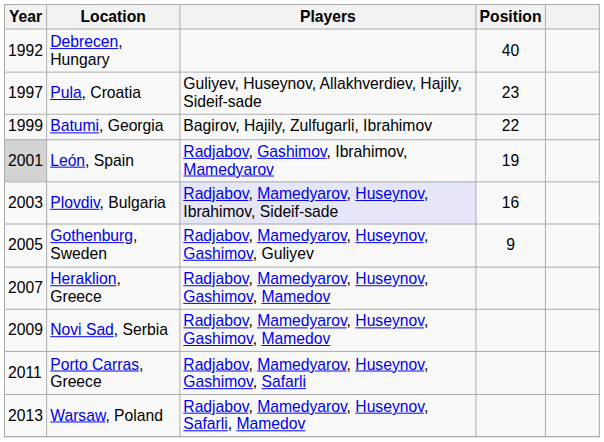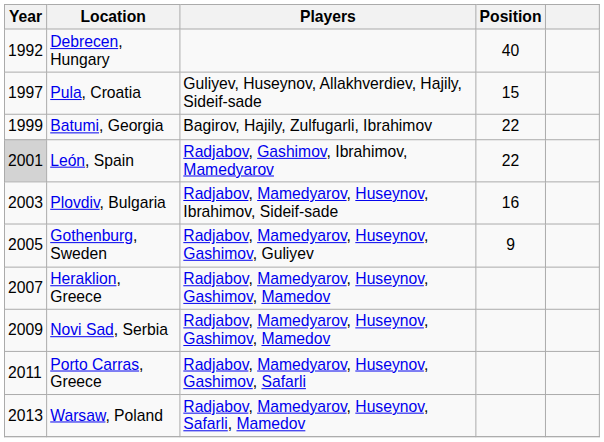(511, 93) 23 -> (511, 93) 15
(511, 160) 19 -> (511, 160) 22
(306, 203) lavender background -> (306, 203) no background
